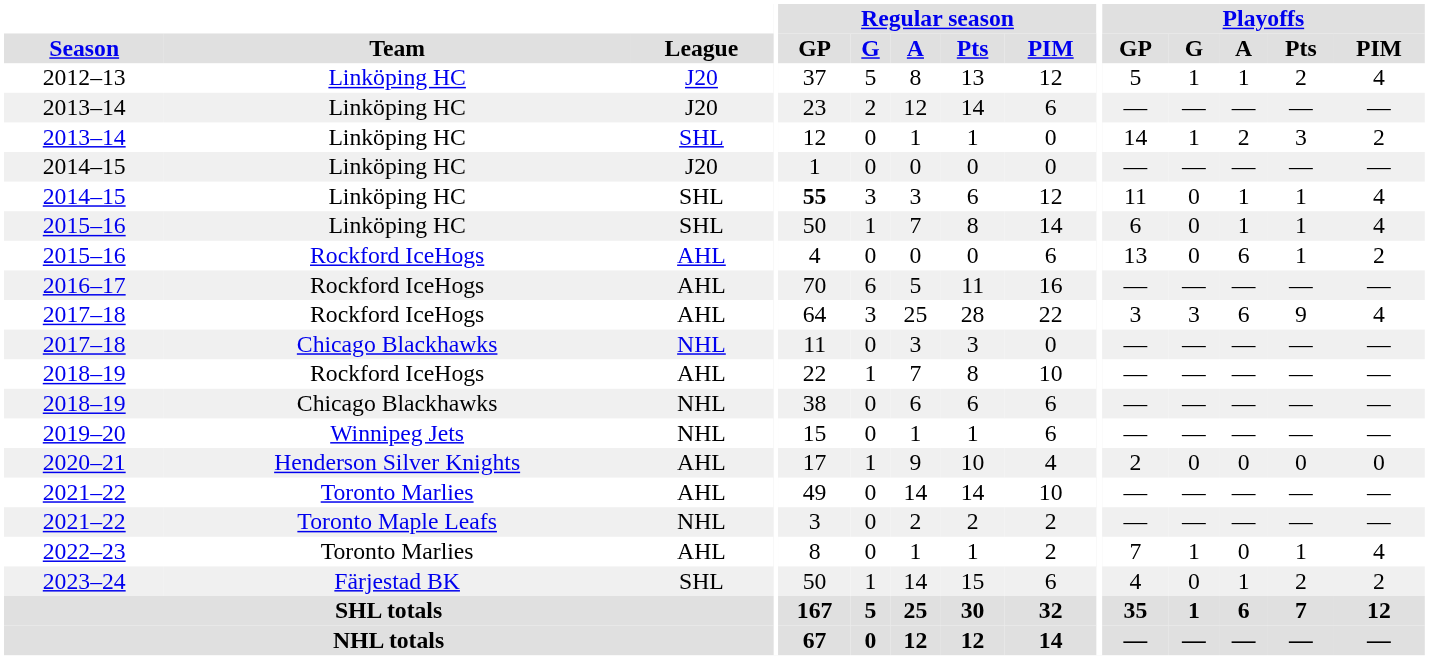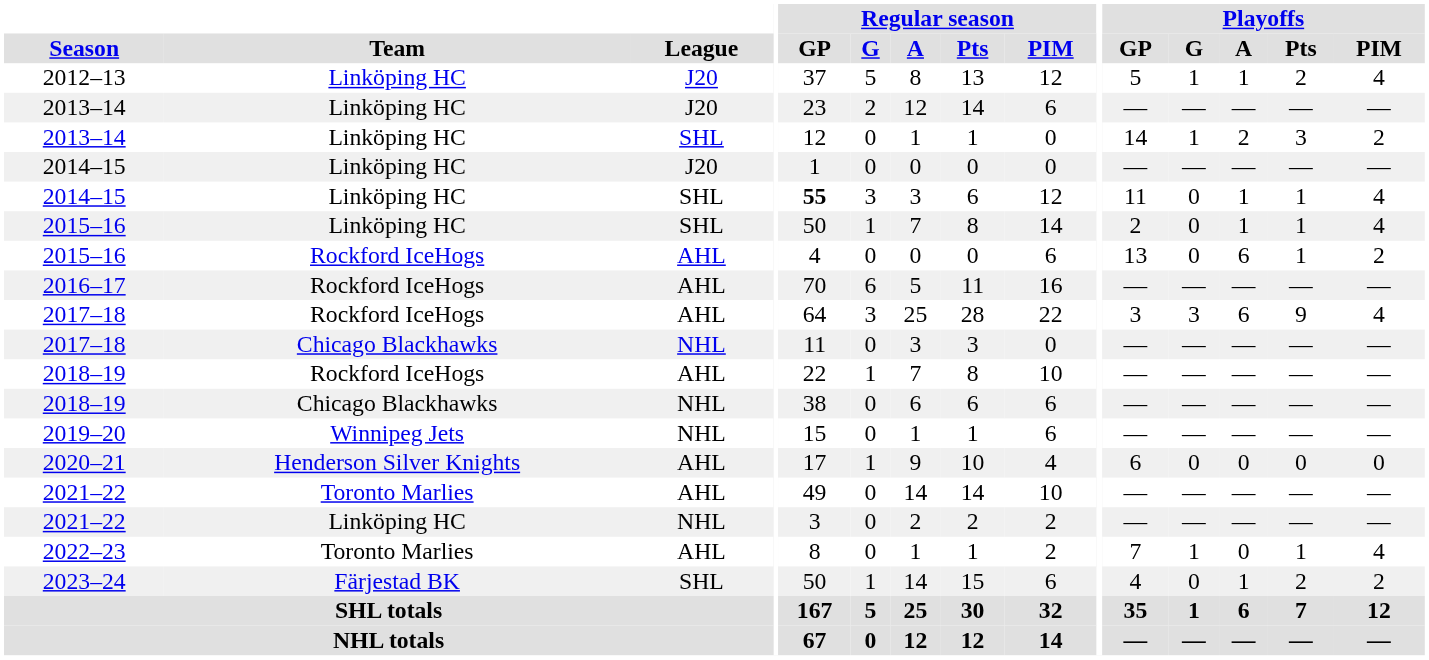(1135, 225) 6 -> (1135, 225) 2
(1135, 462) 2 -> (1135, 462) 6
(397, 521) Toronto Maple Leafs -> (397, 521) Linköping HC
